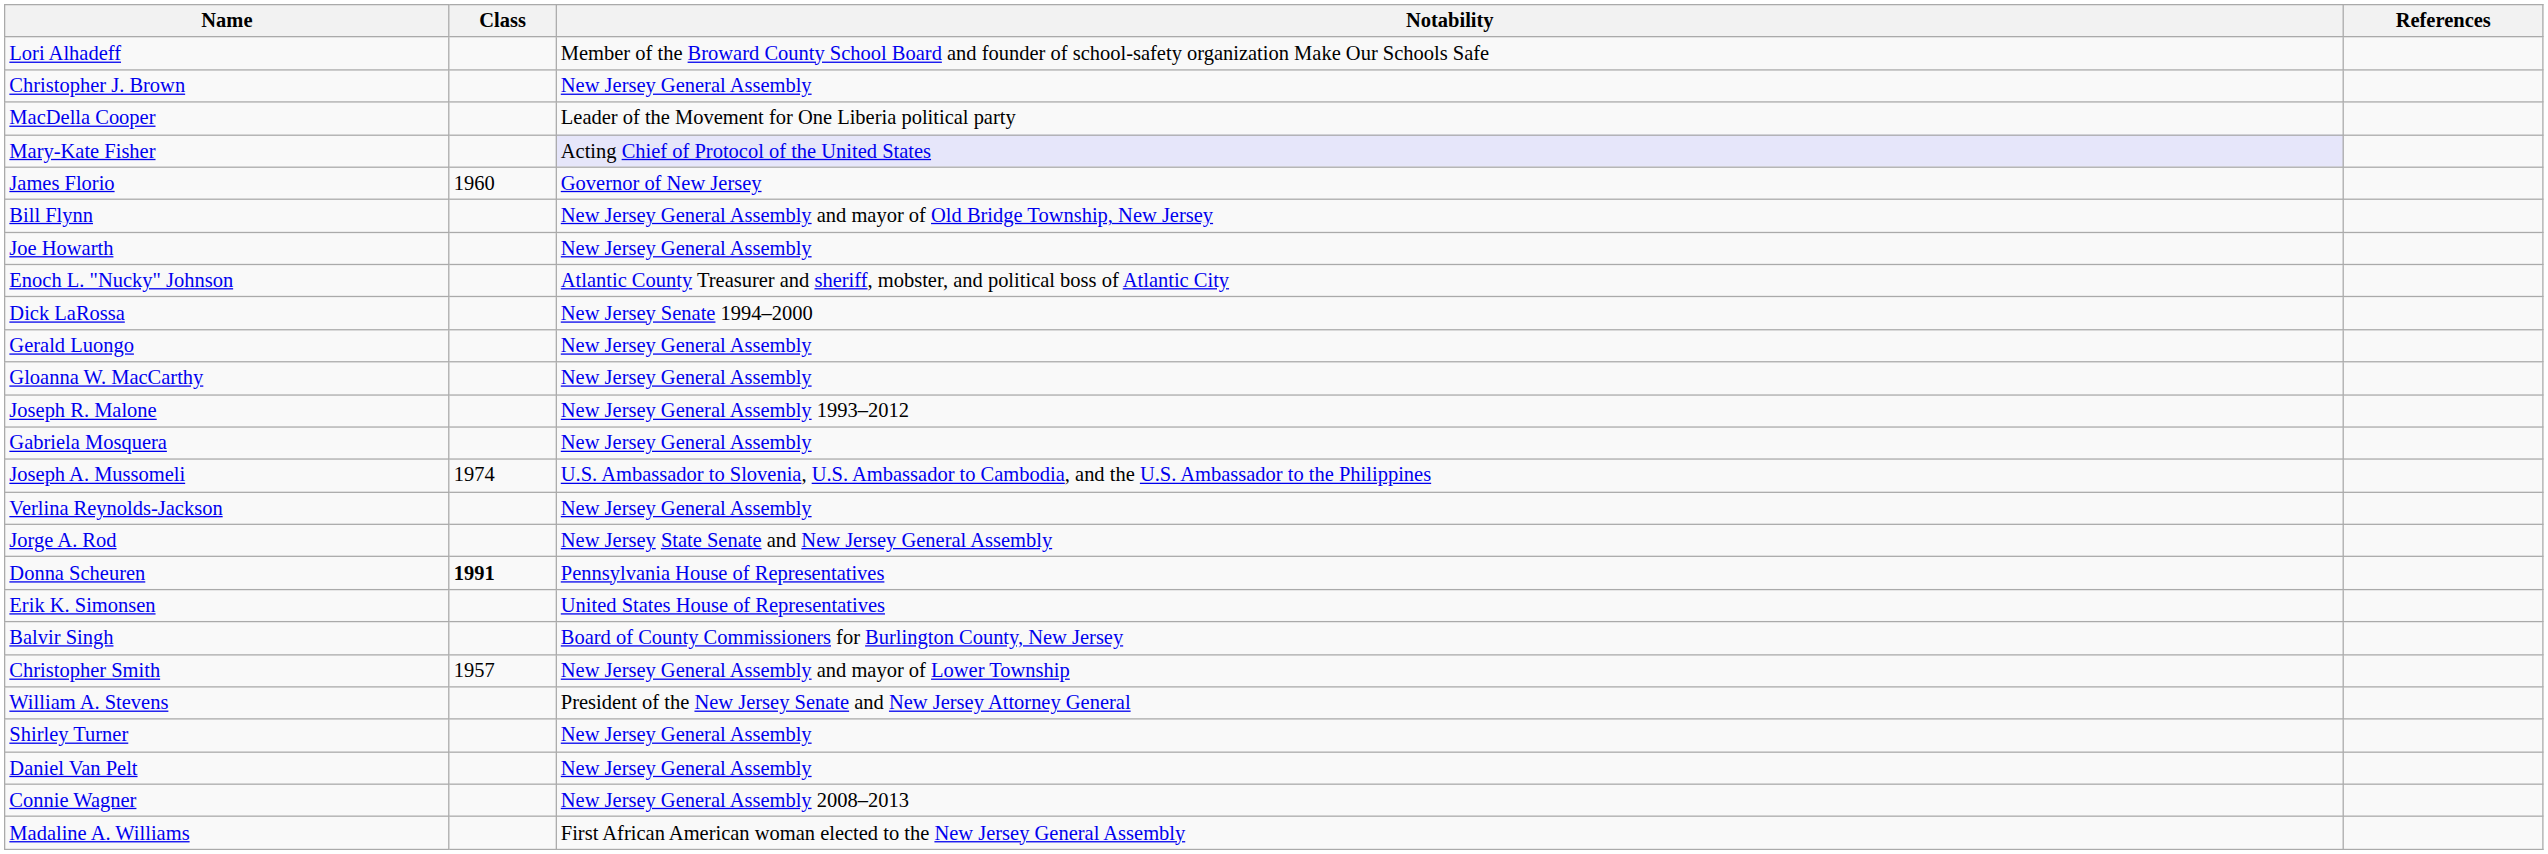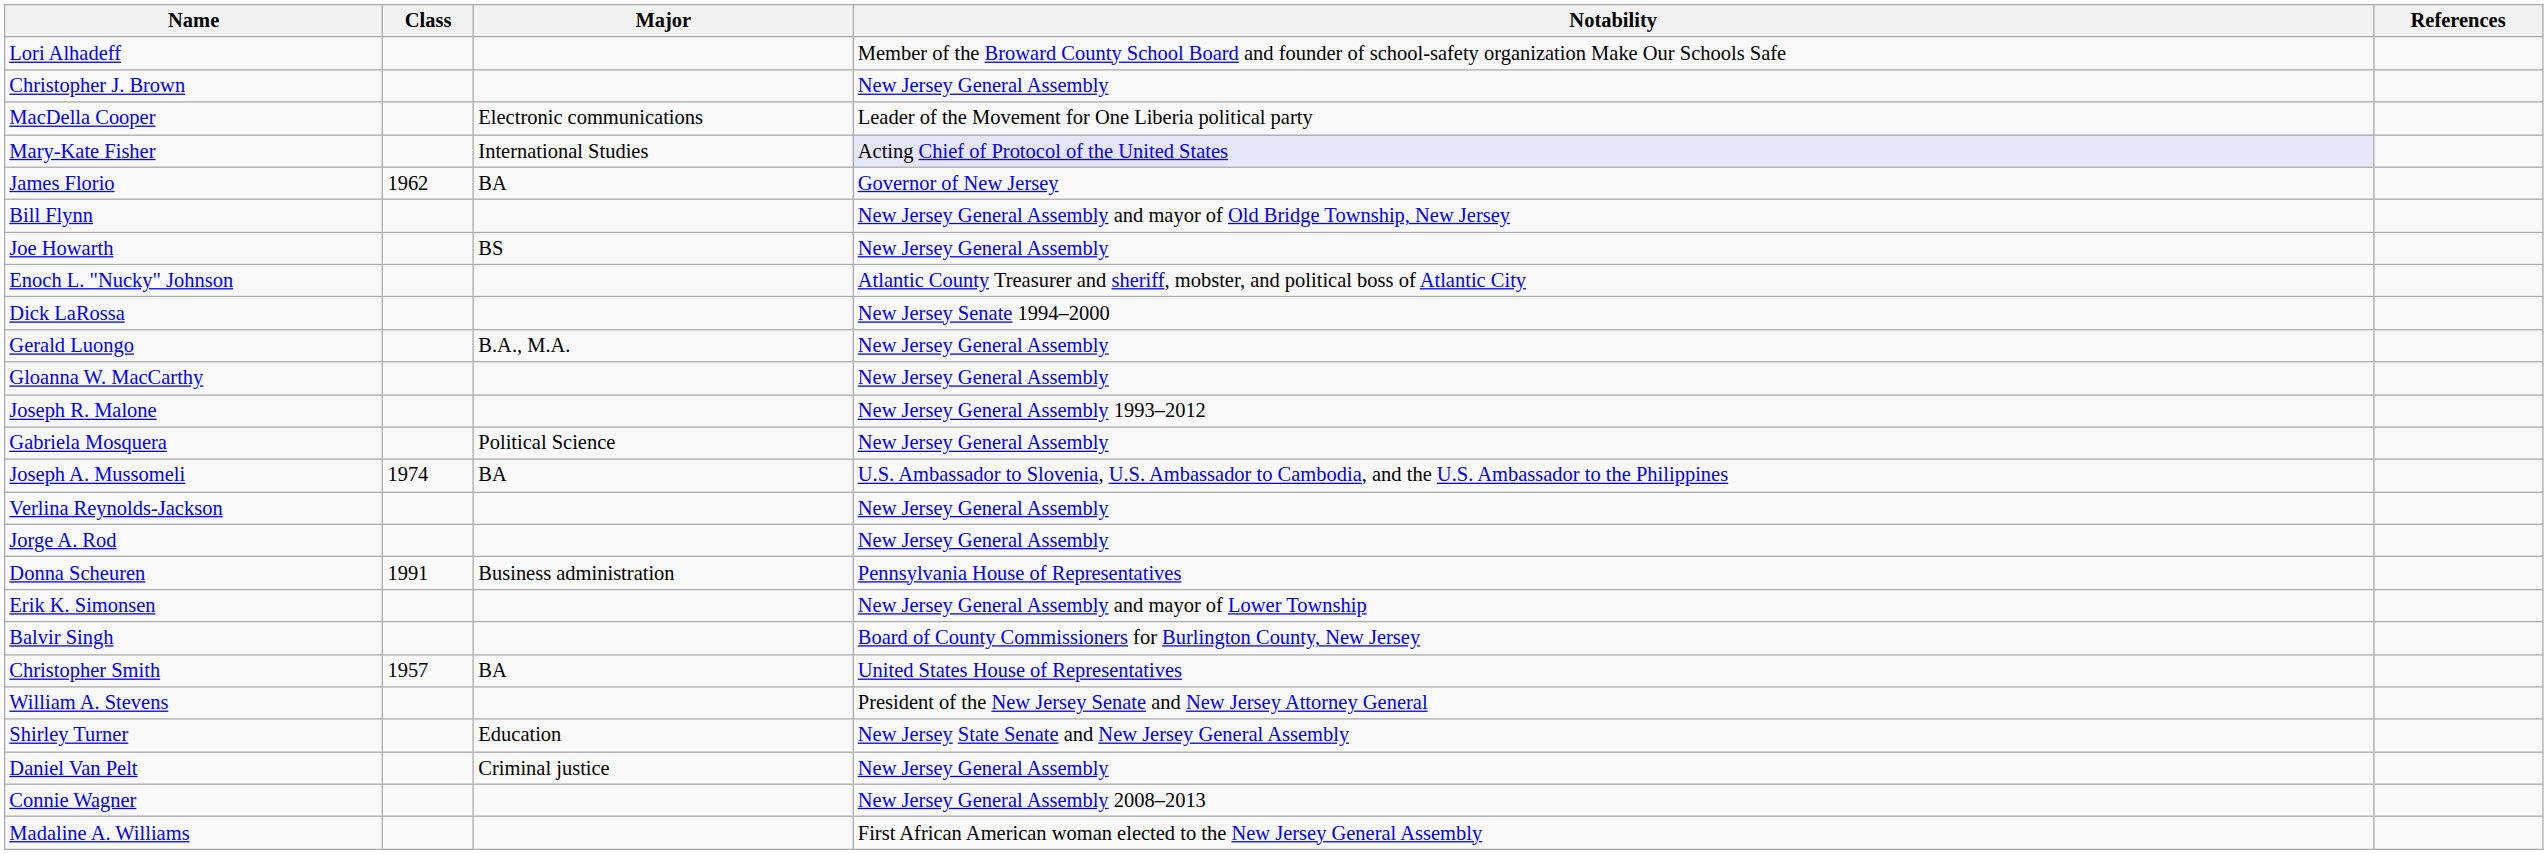+ column: (663, 20)
(474, 183) 1960 -> (408, 183) 1962
(806, 540) New Jersey State Senate and New Jersey General Assembly -> (983, 540) New Jersey General Assembly
(474, 572) bold -> (408, 572) normal
(723, 605) United States House of Representatives -> (1112, 605) New Jersey General Assembly and mayor of Lower Township
(815, 670) New Jersey General Assembly and mayor of Lower Township -> (1020, 670) United States House of Representatives
(686, 735) New Jersey General Assembly -> (1103, 735) New Jersey State Senate and New Jersey General Assembly
